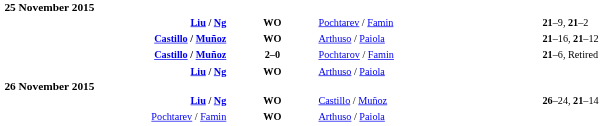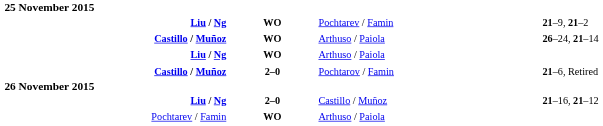(571, 38) 21–16, 21–12 -> (571, 38) 26–24, 21–14
rows swapped: (208, 71) <-> (190, 55)
(272, 100) WO -> (272, 100) 2–0
(571, 100) 26–24, 21–14 -> (571, 100) 21–16, 21–12
